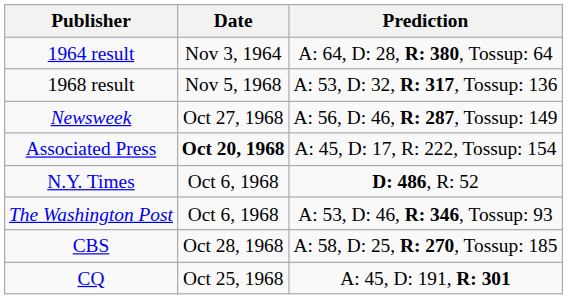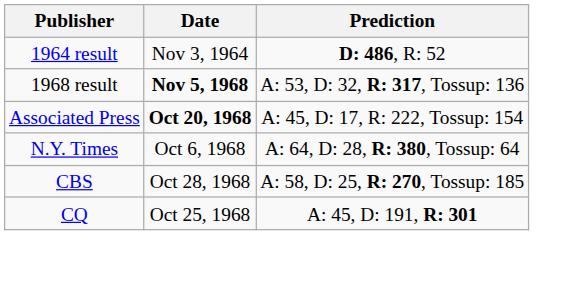(425, 53) A: 64, D: 28, R: 380, Tossup: 64 -> (392, 53) D: 486, R: 52
(233, 85) normal -> (200, 85) bold
- row: (91, 117)
(425, 181) D: 486, R: 52 -> (392, 149) A: 64, D: 28, R: 380, Tossup: 64
- row: (91, 213)
